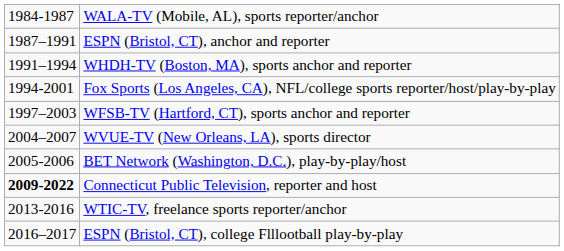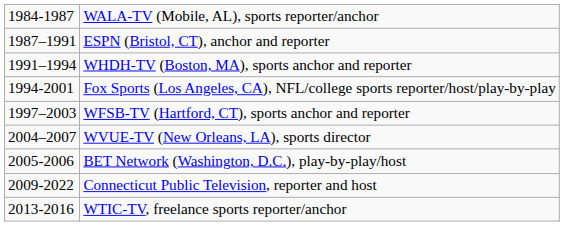(41, 185) bold -> (41, 185) normal
- row: (243, 233)
